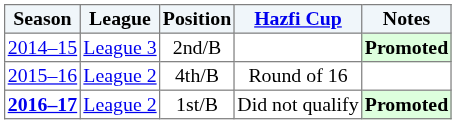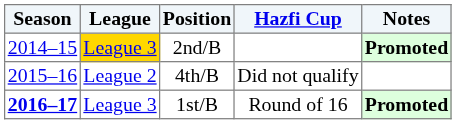(120, 47) no background -> (120, 47) gold background
(298, 75) Round of 16 -> (298, 75) Did not qualify
(120, 104) League 2 -> (120, 104) League 3
(298, 104) Did not qualify -> (298, 104) Round of 16
